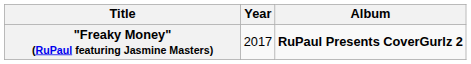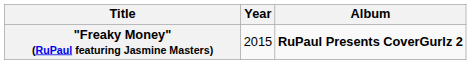(258, 42) 2017 -> (258, 42) 2015
